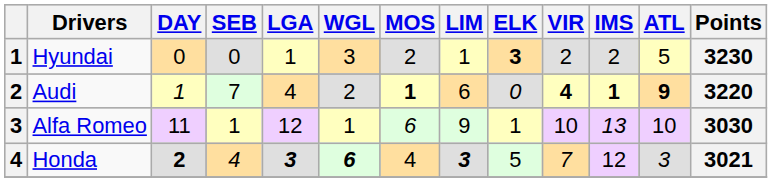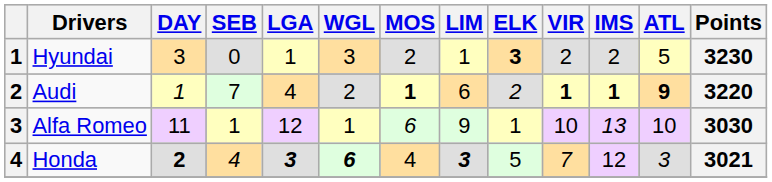(179, 56) 0 -> (179, 56) 3
(515, 91) 0 -> (515, 91) 2
(566, 91) 4 -> (566, 91) 1
